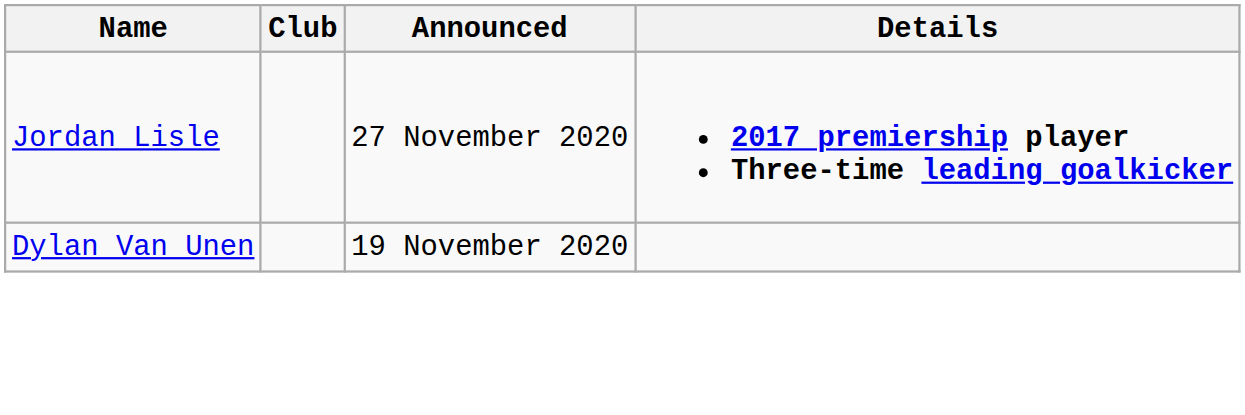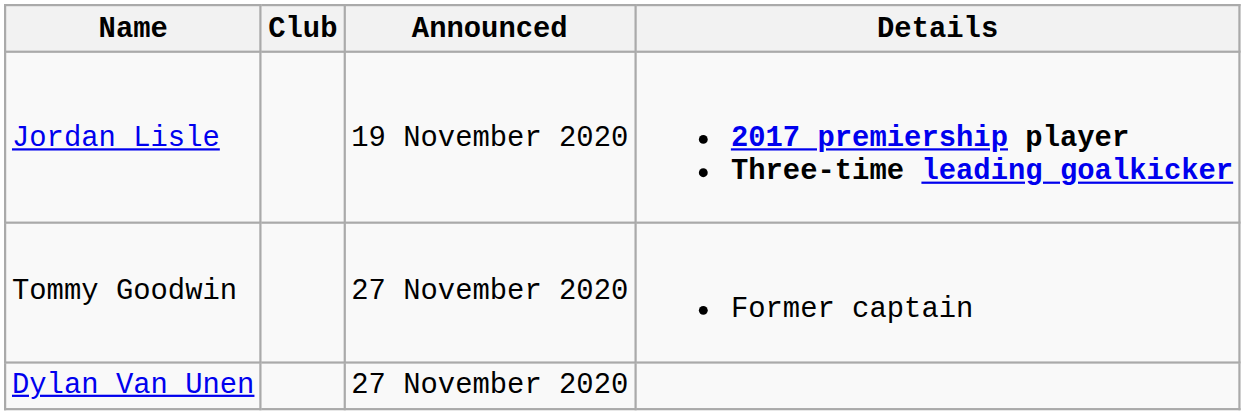(490, 138) 27 November 2020 -> (490, 138) 19 November 2020
+ row: (125, 293)
(490, 247) 19 November 2020 -> (490, 385) 27 November 2020
